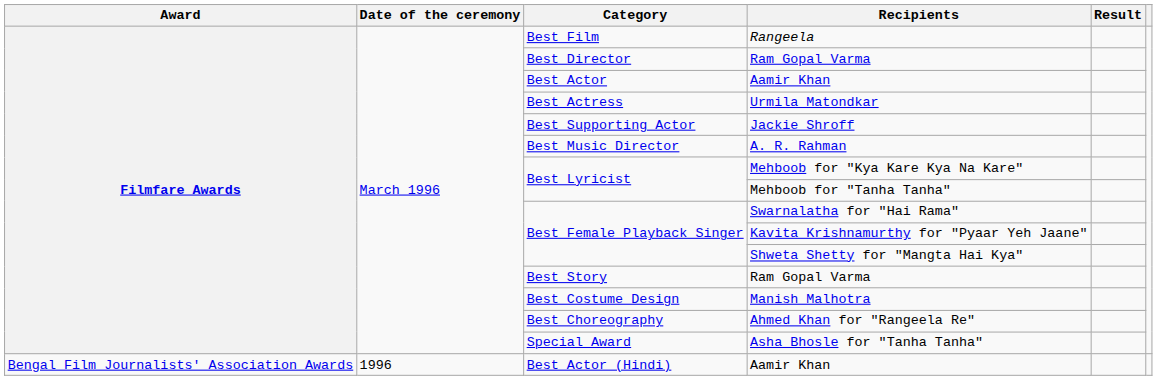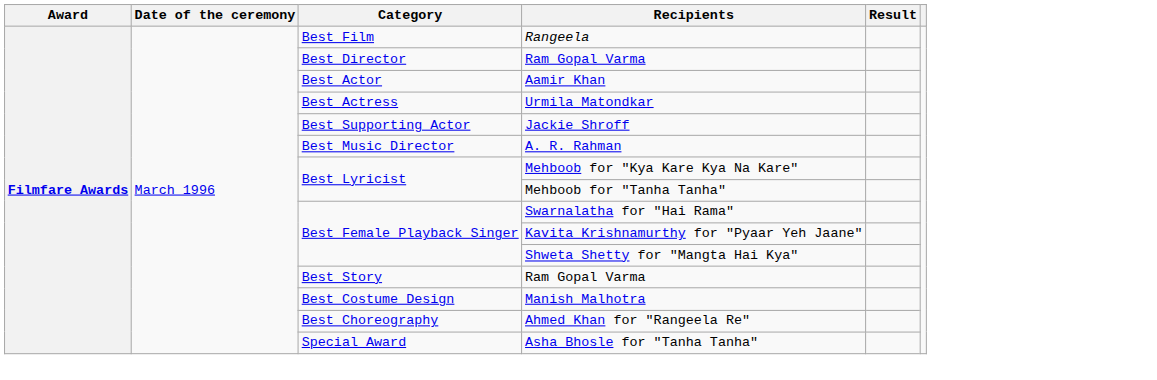- row: (599, 365)
